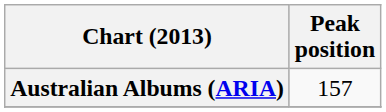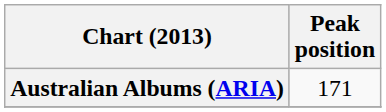(335, 87) 157 -> (335, 87) 171
